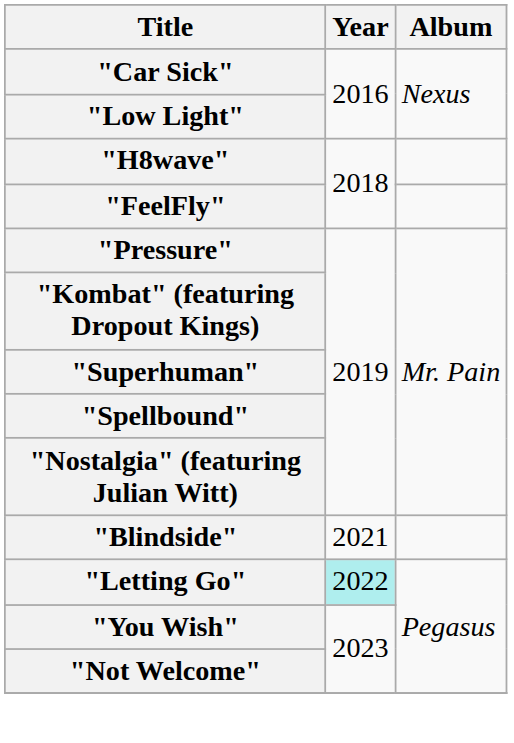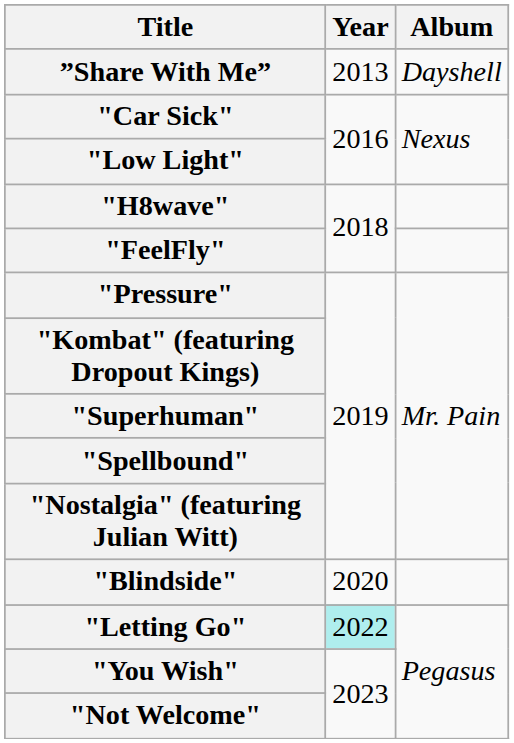+ row: (165, 71)
(361, 536) 2021 -> (361, 581) 2020
